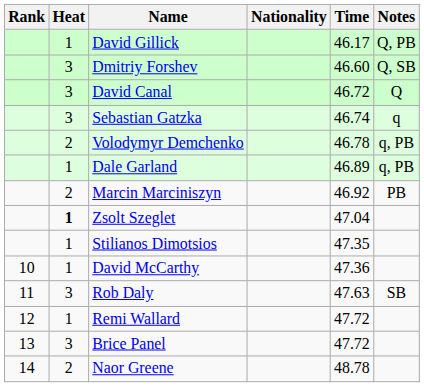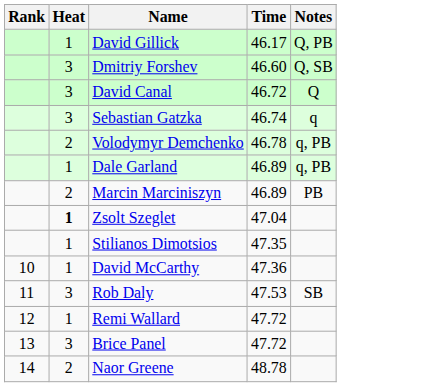- column: (289, 17)
(352, 192) 46.92 -> (269, 192) 46.89
(352, 293) 47.63 -> (269, 293) 47.53
